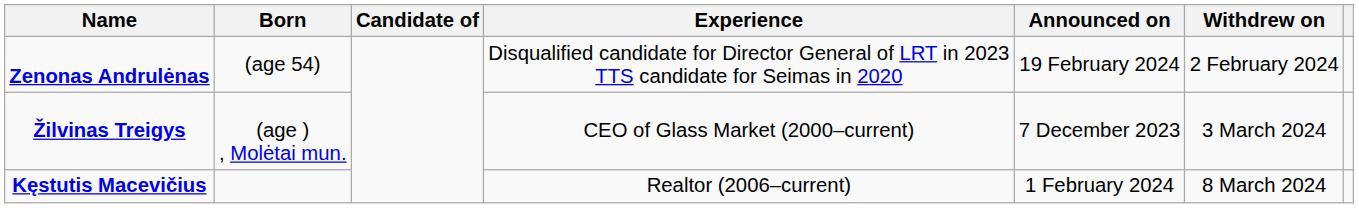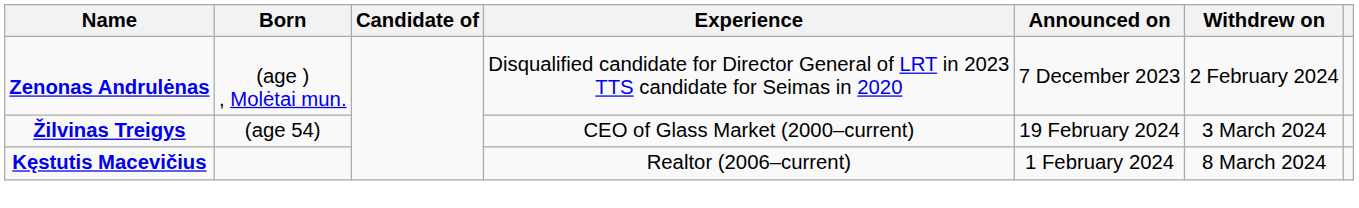(283, 64) (age 54) -> (283, 87) (age ) , Molėtai mun.
(1100, 64) 19 February 2024 -> (1100, 75) 7 December 2023
(283, 142) (age ) , Molėtai mun. -> (283, 130) (age 54)
(1100, 130) 7 December 2023 -> (1100, 130) 19 February 2024
